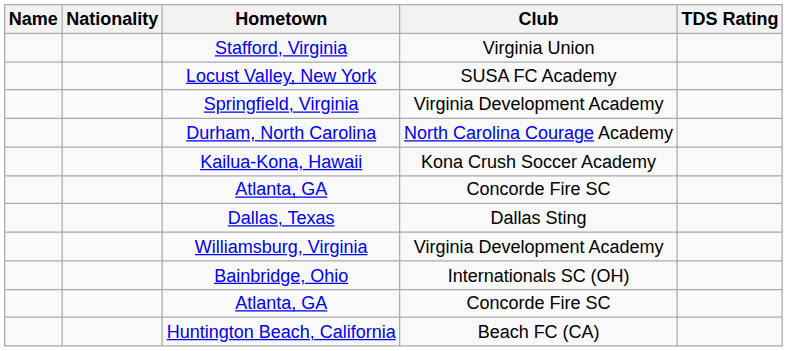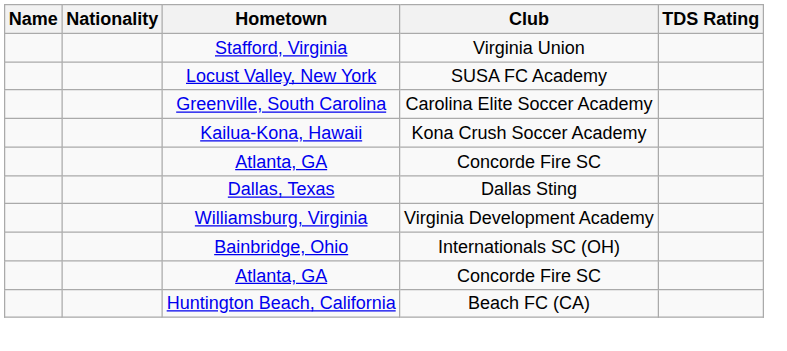+ row: (281, 105)
- row: (281, 105)
- row: (281, 133)
